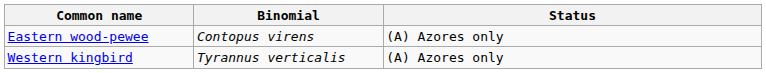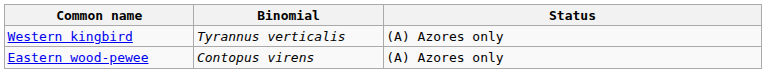rows swapped: (78, 36) <-> (70, 57)
